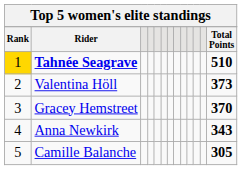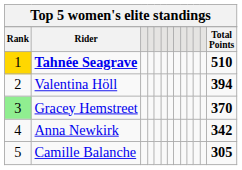(222, 85) 373 -> (222, 85) 394
(18, 107) no background -> (18, 107) lightgreen background
(222, 130) 343 -> (222, 130) 342
